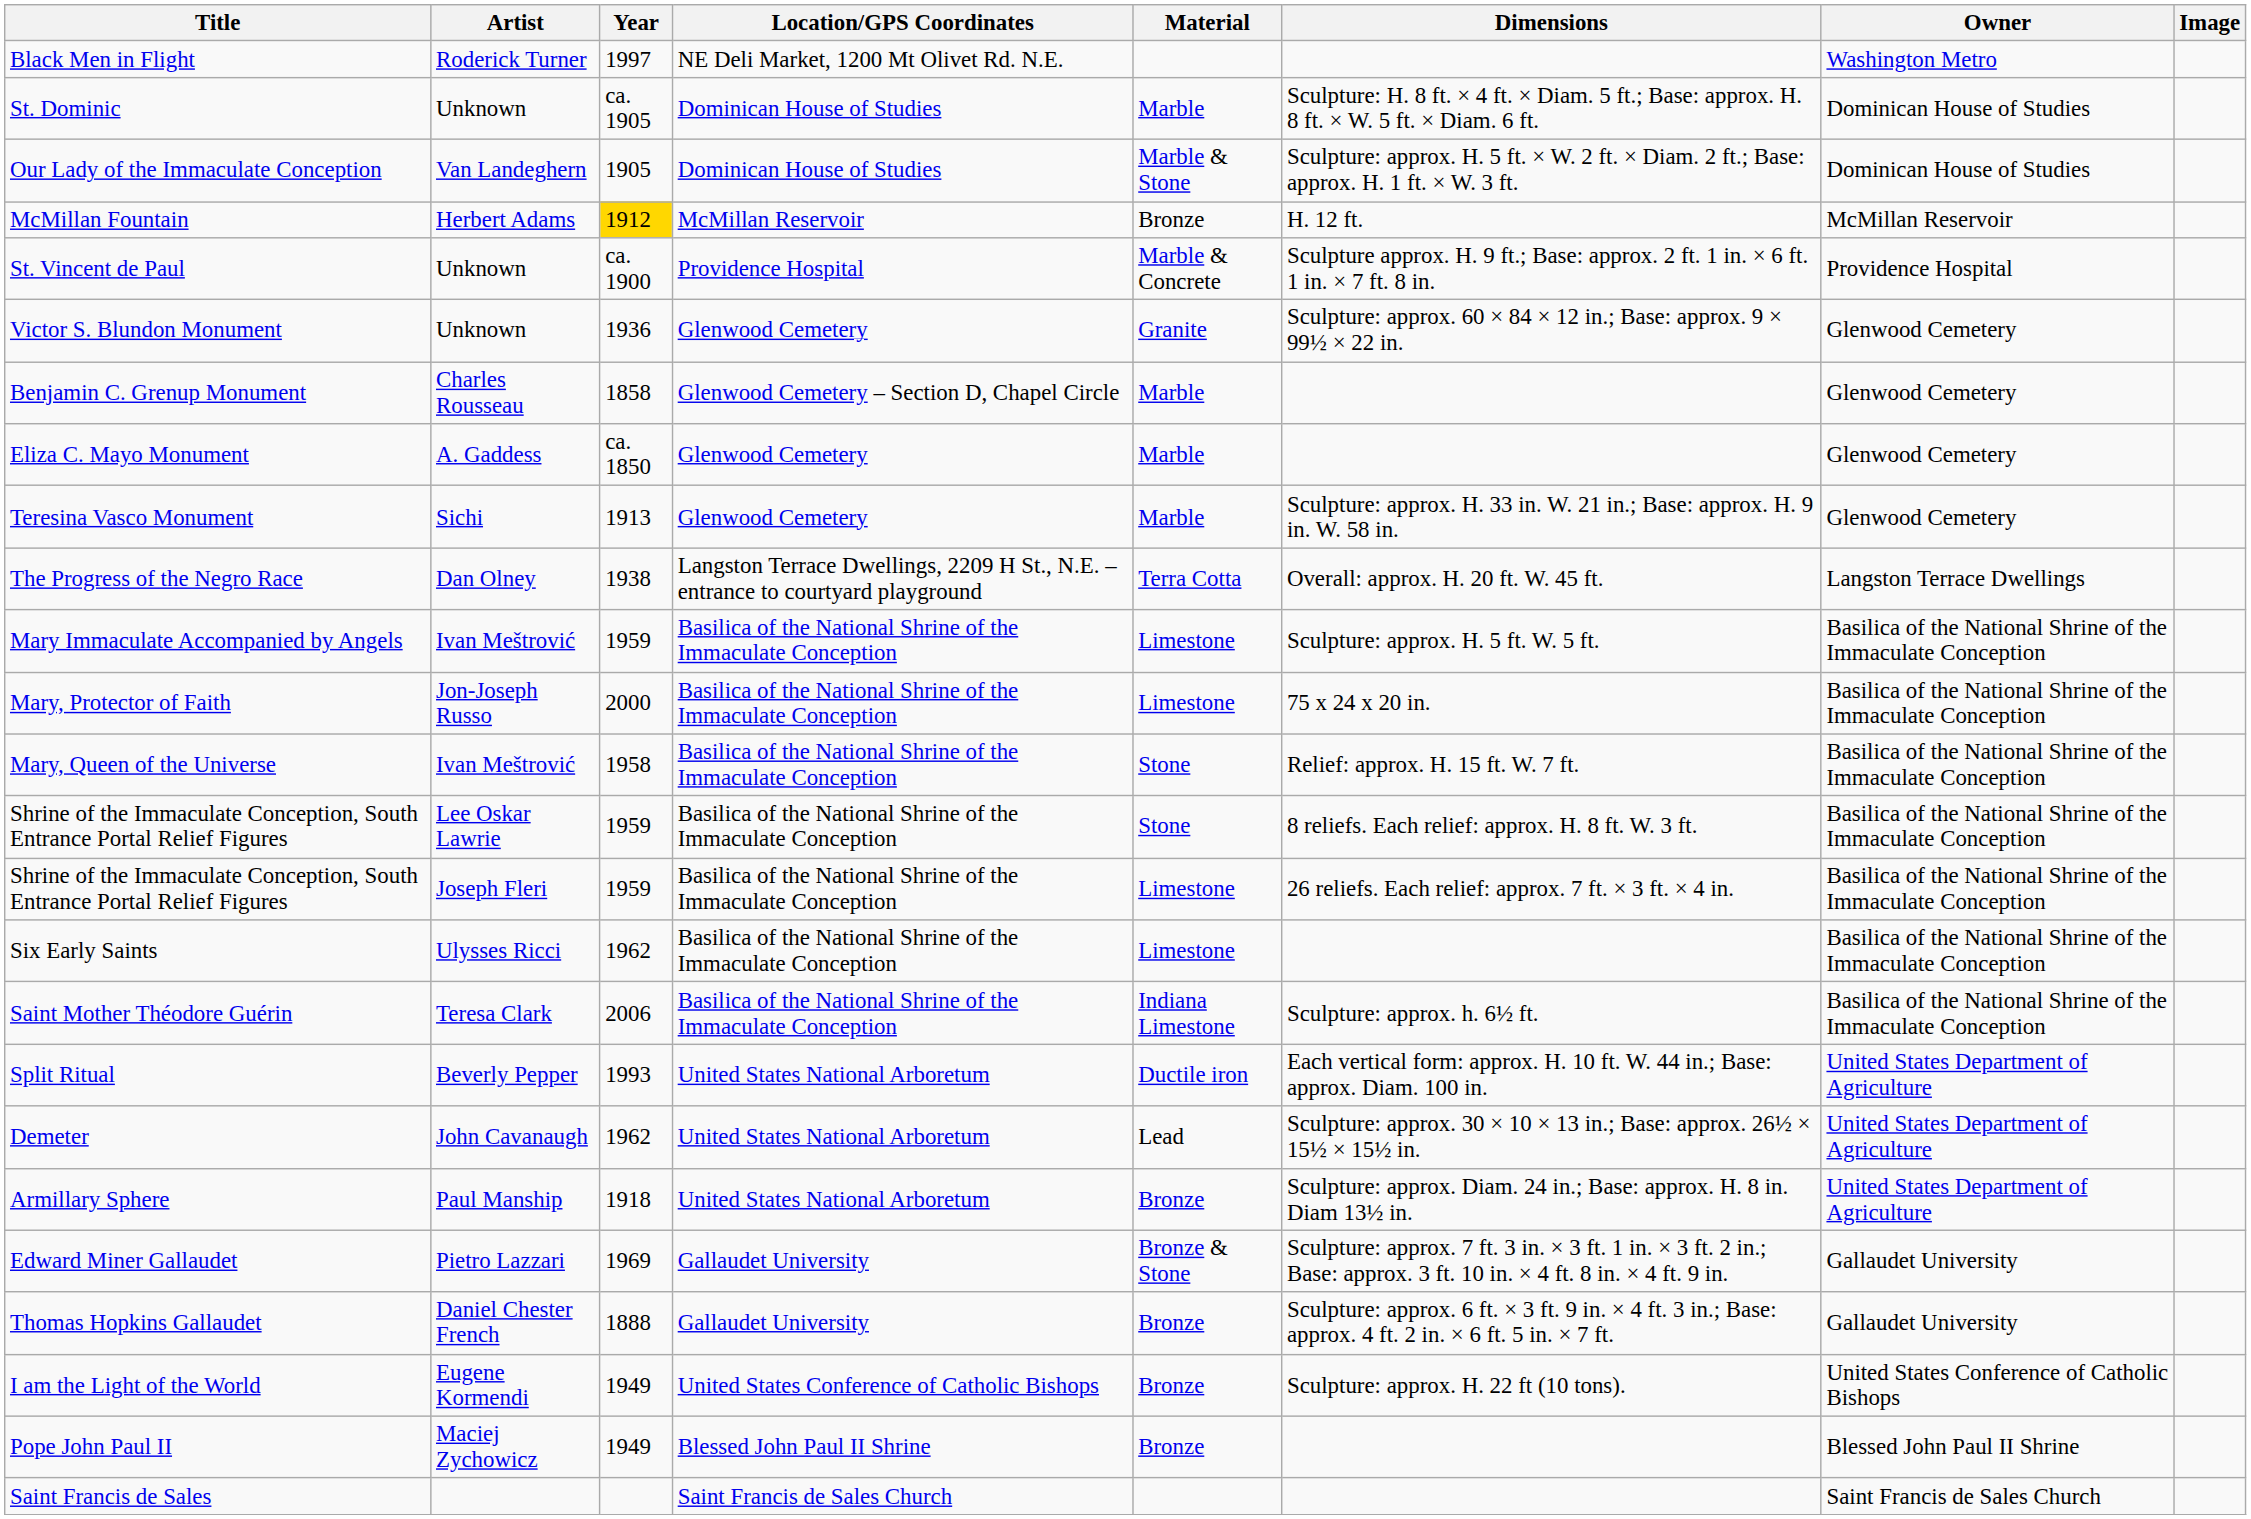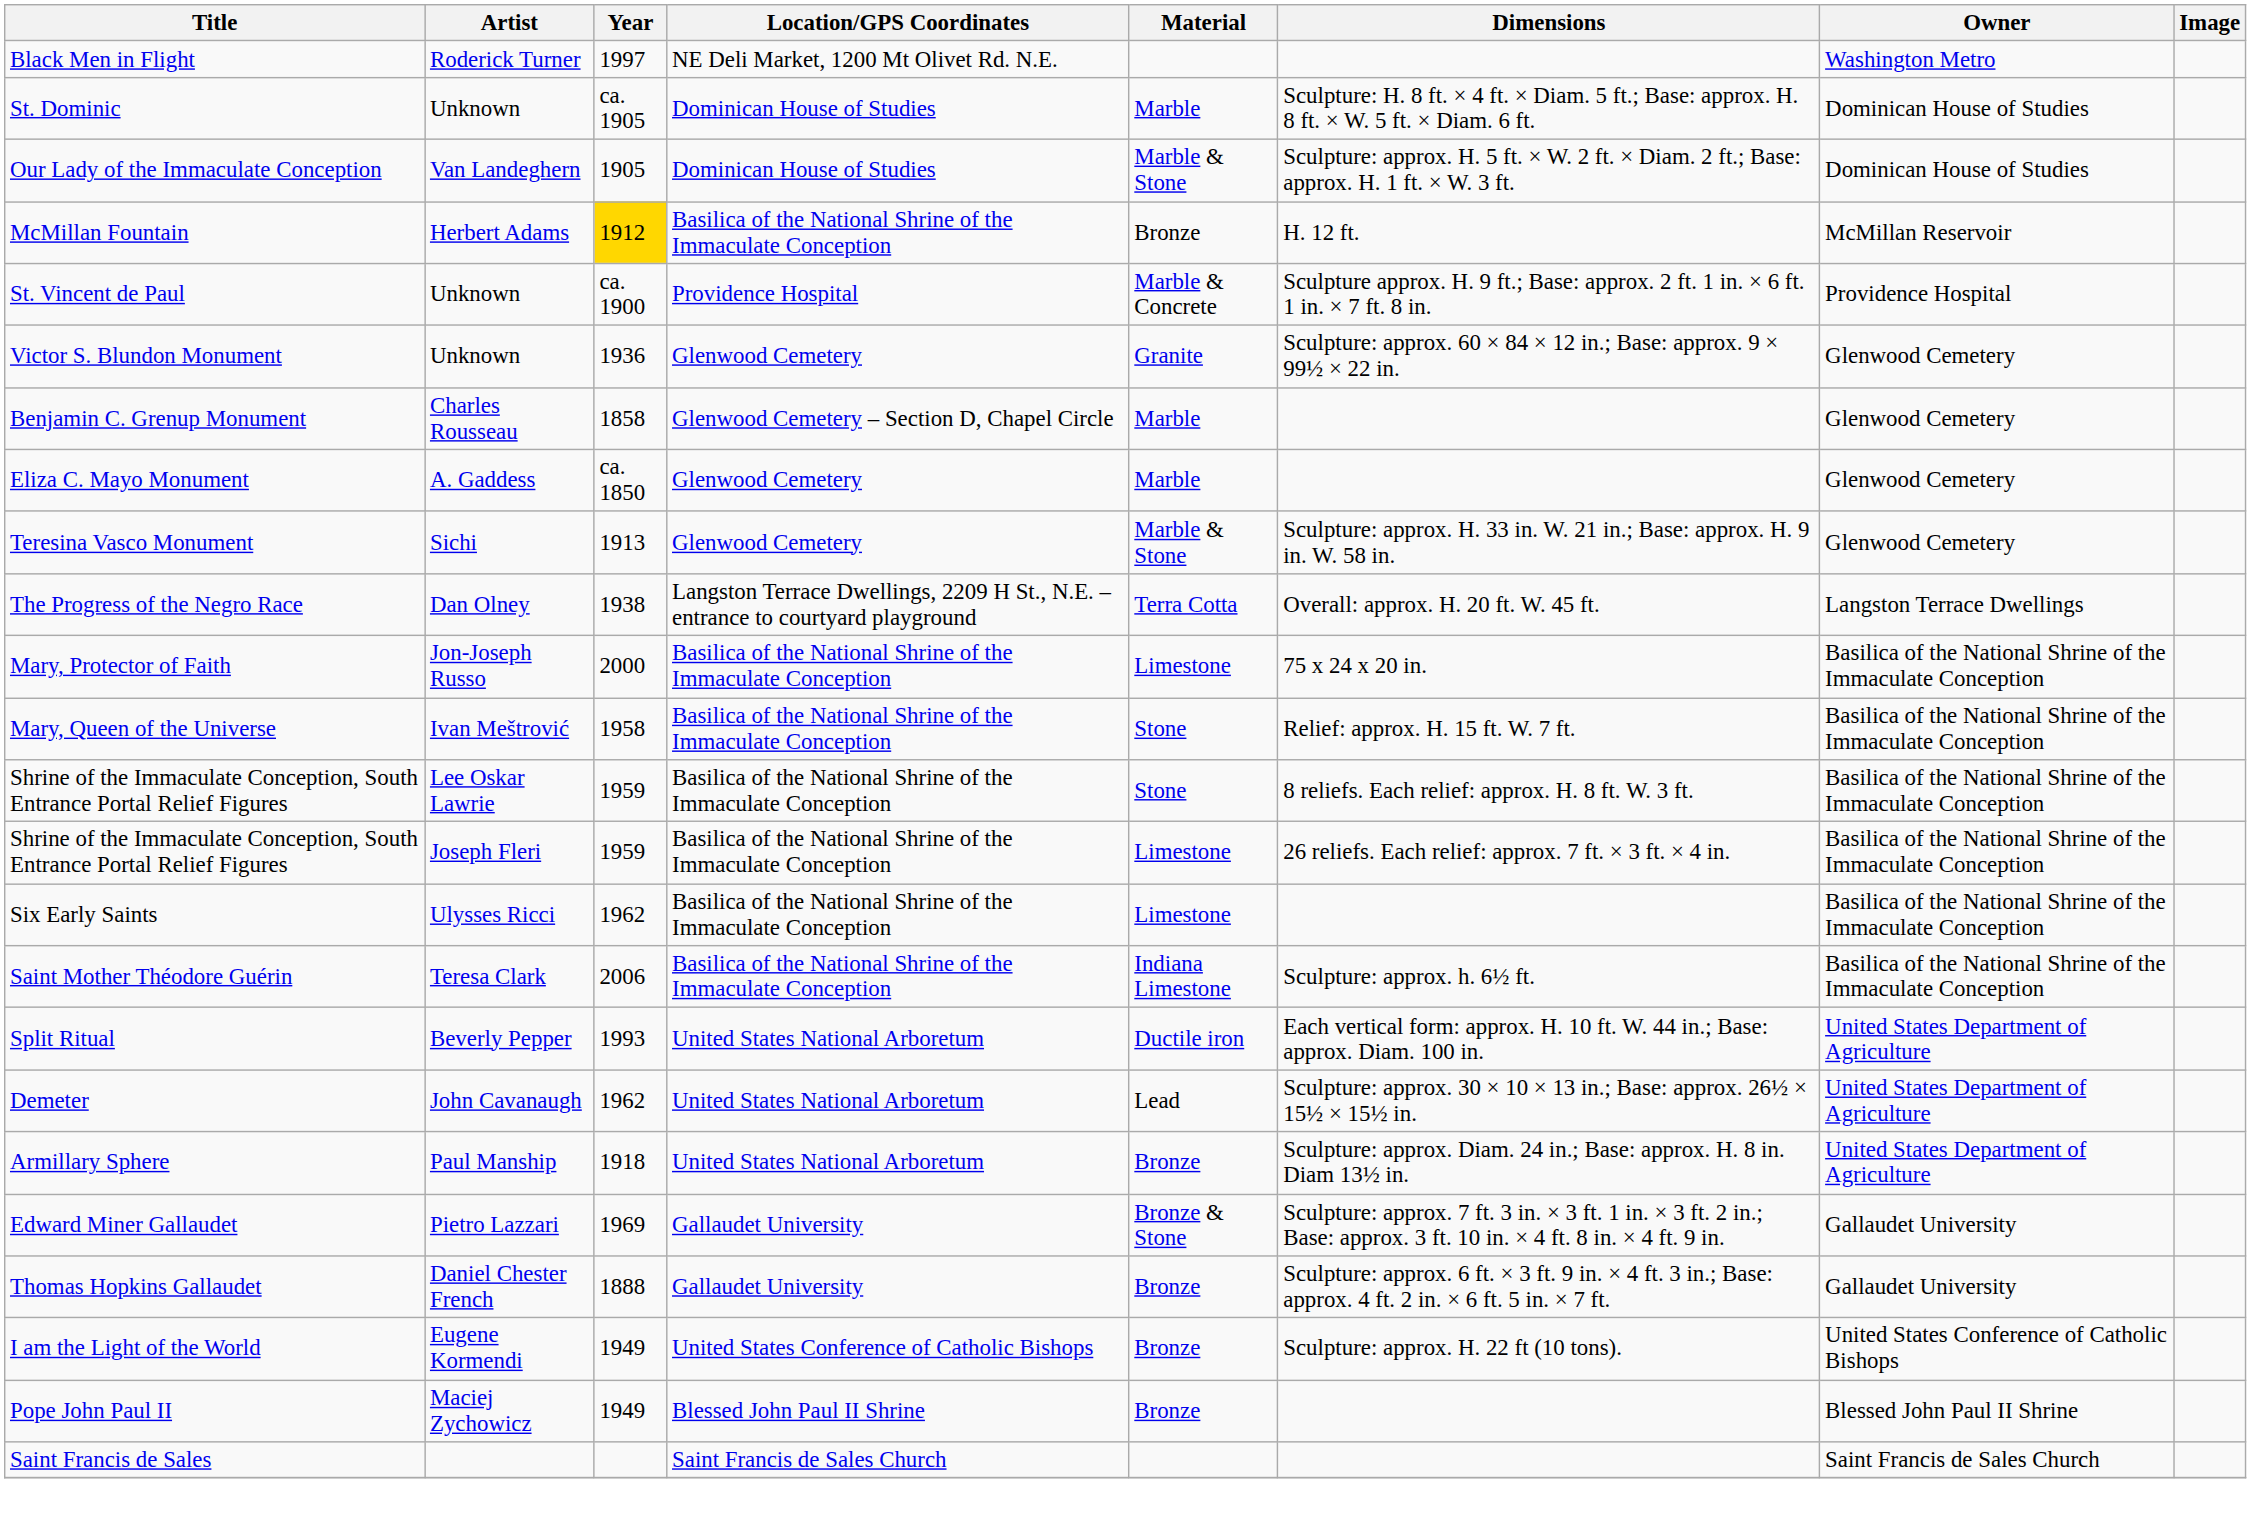(771, 219) McMillan Reservoir -> (842, 232) Basilica of the National Shrine of the Immaculate Conception
(1171, 516) Marble -> (1179, 542) Marble & Stone
- row: (206, 640)
